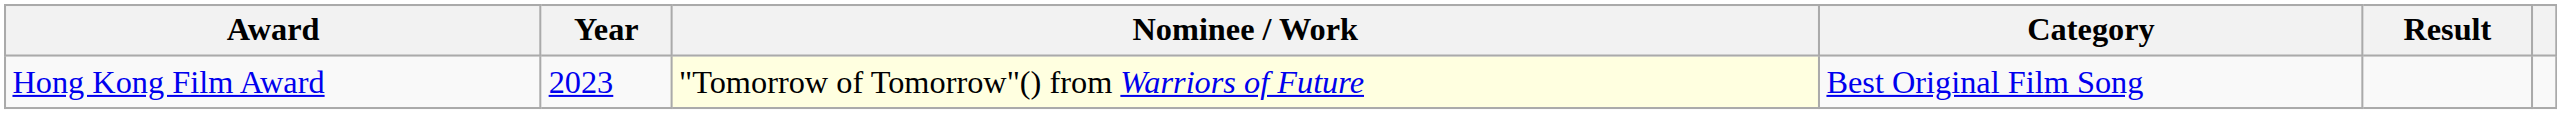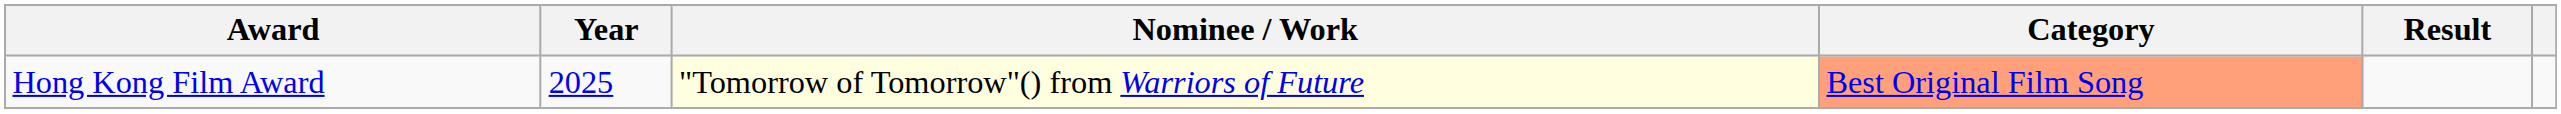(581, 81) 2023 -> (581, 81) 2025
(1985, 81) no background -> (1985, 81) lightsalmon background
